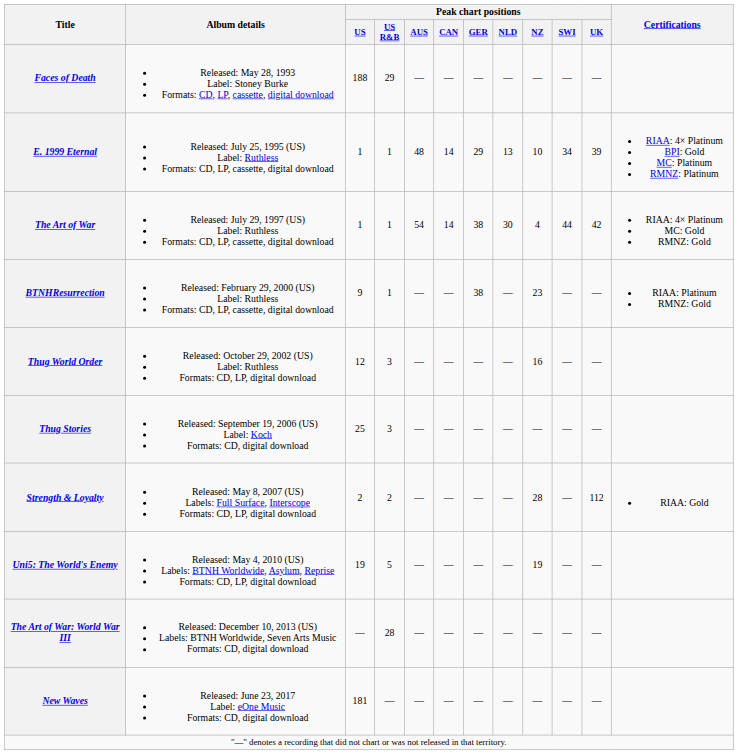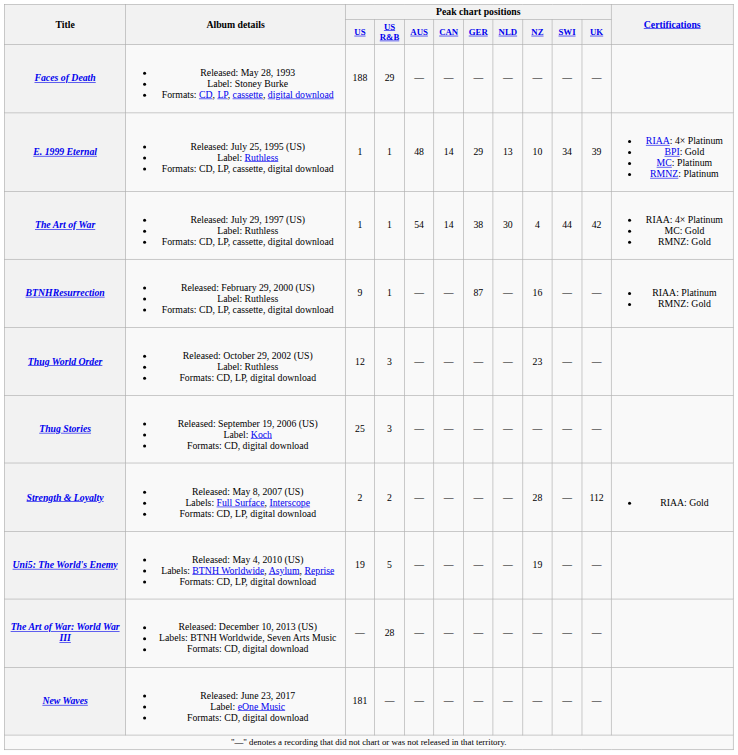(478, 293) 38 -> (478, 293) 87
(537, 293) 23 -> (537, 293) 16
(537, 361) 16 -> (537, 361) 23
